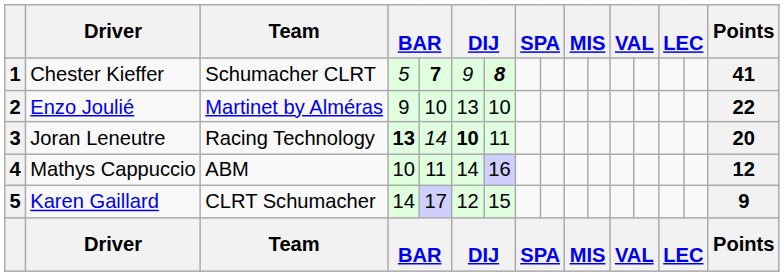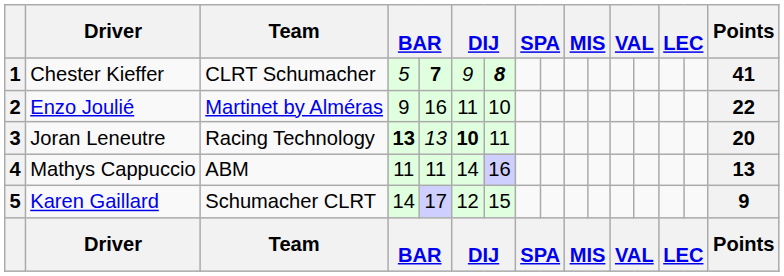(291, 74) Schumacher CLRT -> (290, 74) CLRT Schumacher
(436, 106) 10 -> (436, 106) 16
(468, 106) 13 -> (468, 106) 11
(436, 138) 14 -> (436, 138) 13
(404, 169) 10 -> (404, 169) 11
(744, 169) 12 -> (744, 169) 13
(290, 201) CLRT Schumacher -> (291, 201) Schumacher CLRT
